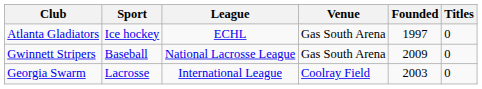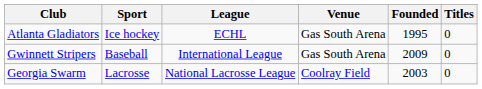(415, 34) 1997 -> (415, 34) 1995
(230, 53) National Lacrosse League -> (230, 53) International League
(230, 73) International League -> (230, 73) National Lacrosse League
